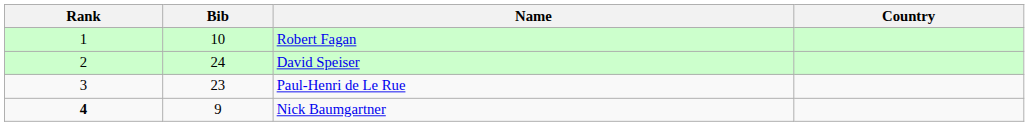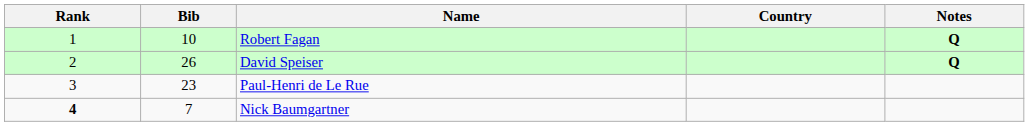+ column: (954, 16)
(218, 62) 24 -> (189, 62) 26
(218, 109) 9 -> (189, 109) 7
